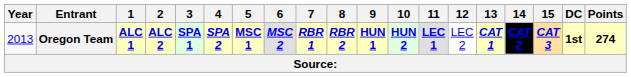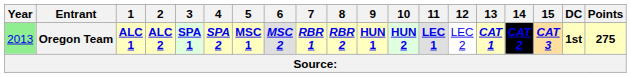(20, 38) no background -> (20, 38) lightgreen background
(605, 38) 274 -> (605, 38) 275
